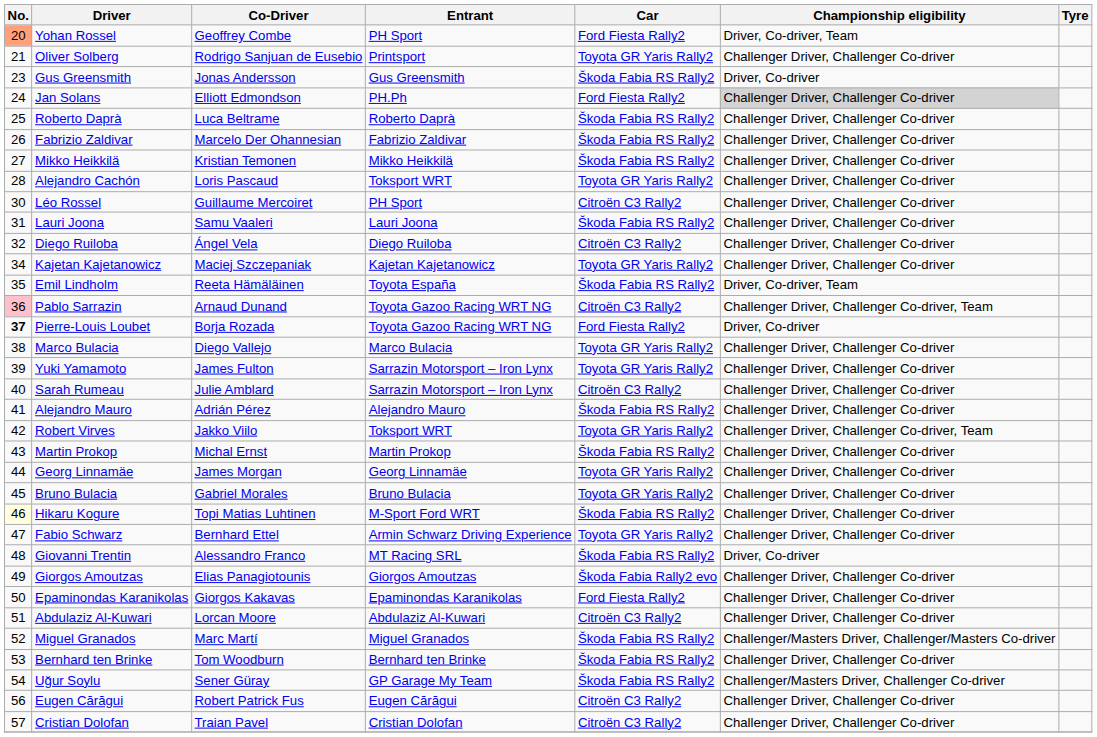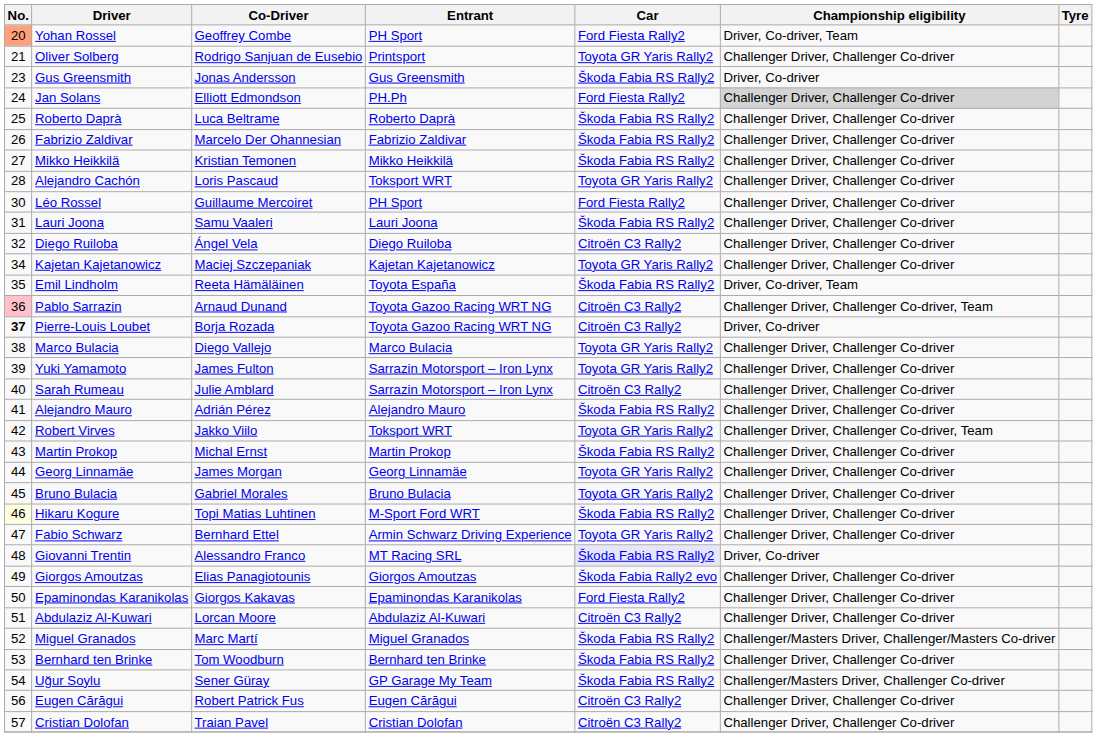(630, 202) Citroën C3 Rally2 -> (631, 202) Ford Fiesta Rally2
(631, 326) Ford Fiesta Rally2 -> (630, 326) Citroën C3 Rally2
(646, 555) no background -> (646, 555) lavender background
